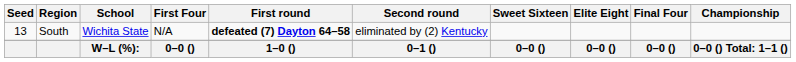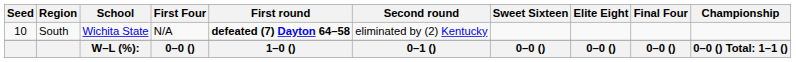(20, 31) 13 -> (20, 31) 10
